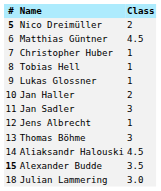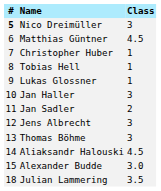(130, 25) 2 -> (130, 25) 3
(130, 95) 2 -> (130, 95) 3
(130, 109) 3 -> (130, 109) 2
(130, 123) 1 -> (130, 123) 3
(11, 165) bold -> (11, 165) normal
(135, 165) 3.5 -> (135, 165) 3.0
(135, 179) 3.0 -> (135, 179) 3.5
